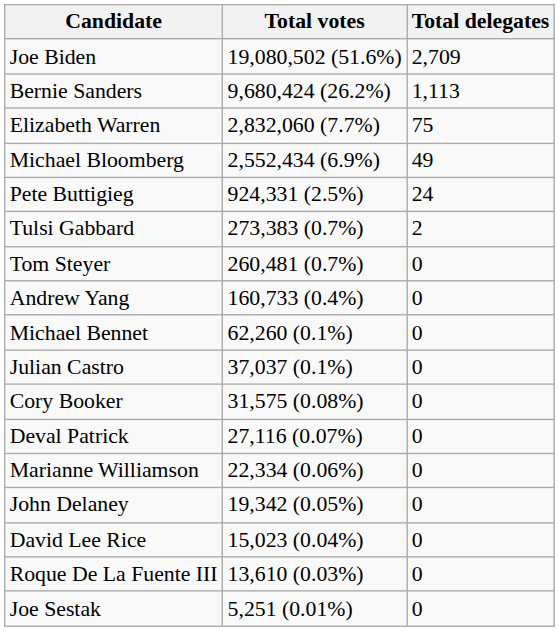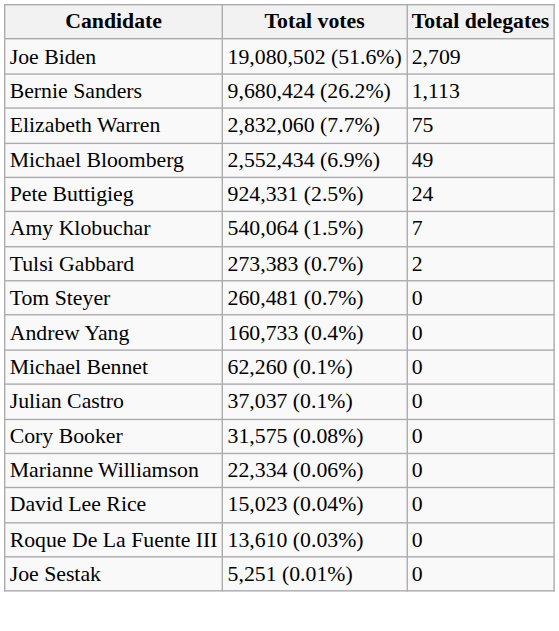+ row: (80, 228)
- row: (69, 435)
- row: (69, 504)
